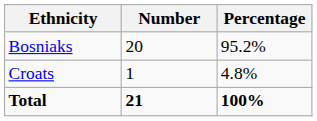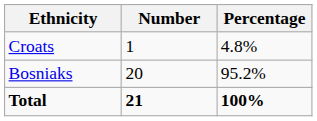rows swapped: (41, 45) <-> (31, 73)
